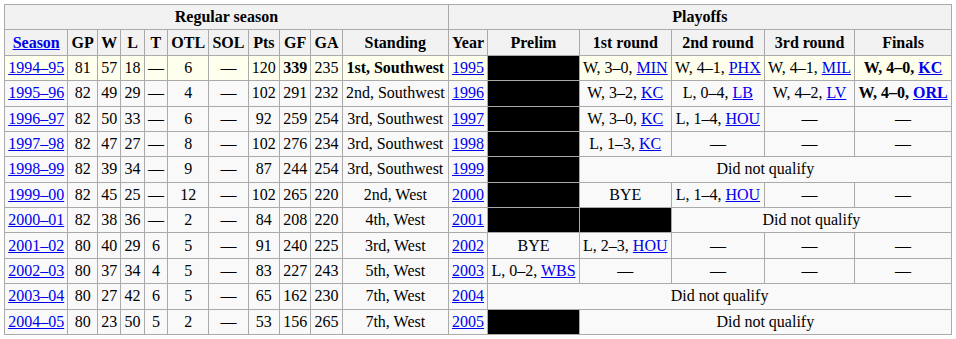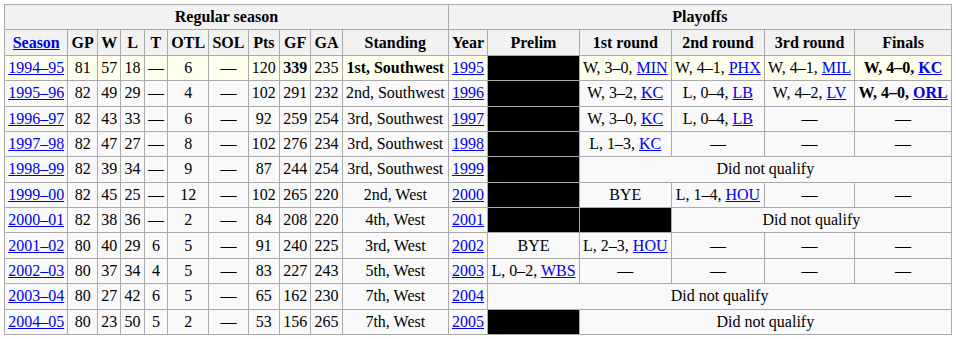(109, 118) 50 -> (109, 118) 43
(718, 118) L, 1–4, HOU -> (718, 118) L, 0–4, LB
